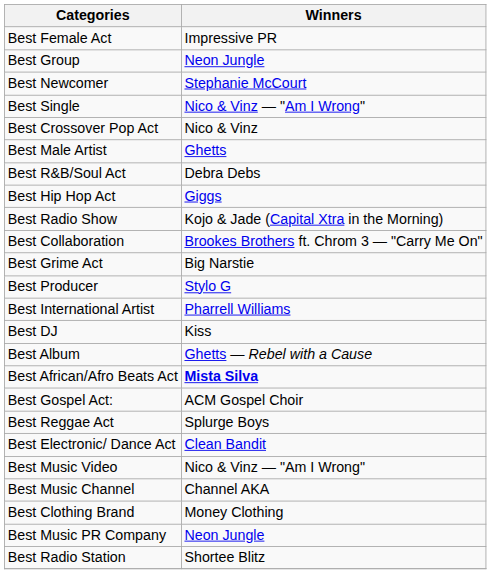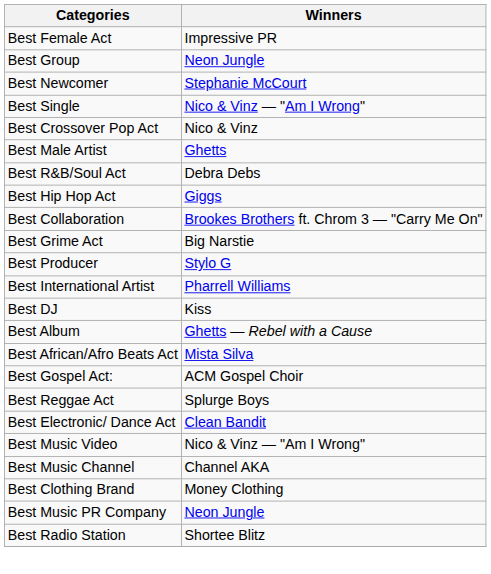- row: (62, 219)
(221, 377) bold -> (219, 354) normal
